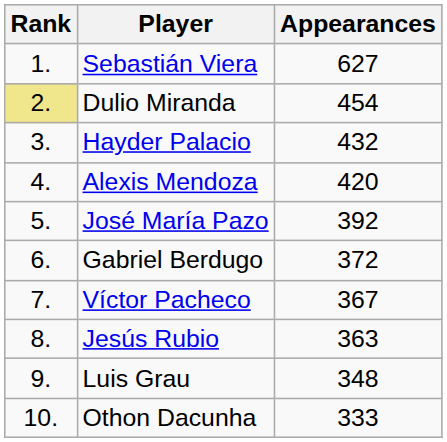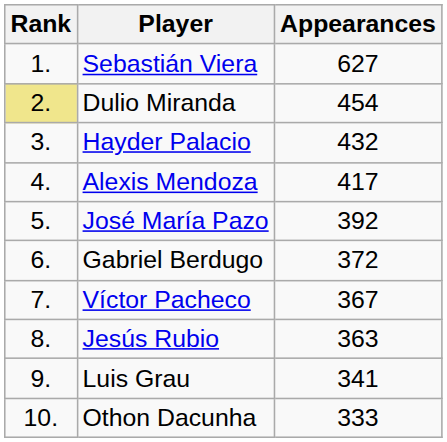(358, 181) 420 -> (358, 181) 417
(358, 378) 348 -> (358, 378) 341
